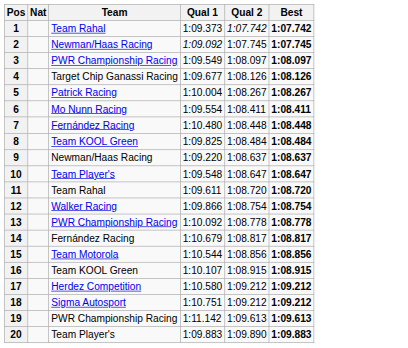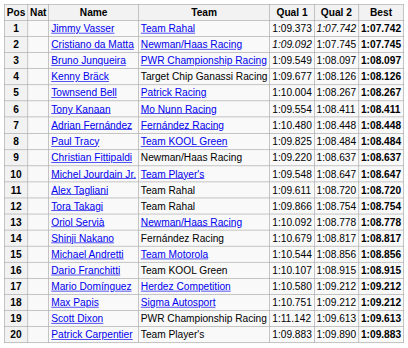+ column: (94, 13)
(84, 206) Walker Racing -> (168, 206) Team Rahal
(114, 222) PWR Championship Racing -> (191, 222) Newman/Haas Racing
